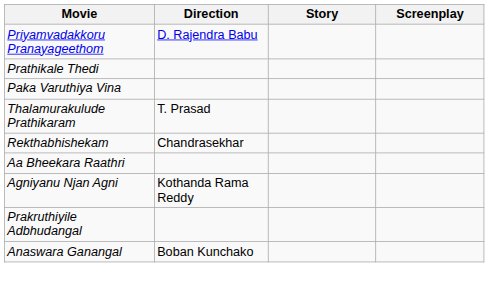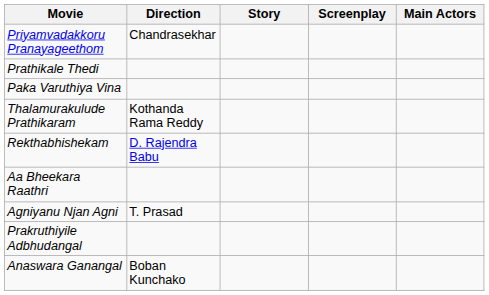+ column: (440, 14)
(207, 34) D. Rajendra Babu -> (173, 34) Chandrasekhar
(184, 108) T. Prasad -> (166, 116) Kothanda Rama Reddy
(200, 143) Chandrasekhar -> (163, 150) D. Rajendra Babu
(203, 190) Kothanda Rama Reddy -> (156, 211) T. Prasad
